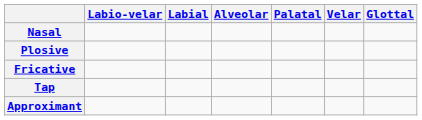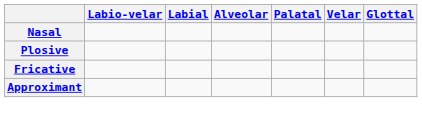- row: (45, 87)
